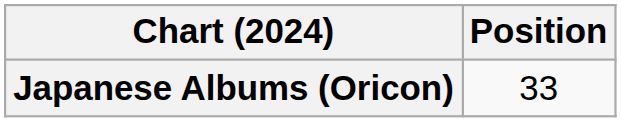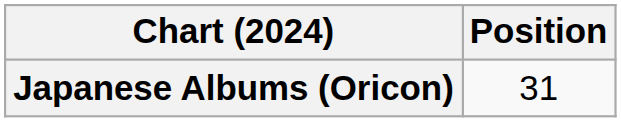(539, 87) 33 -> (539, 87) 31
